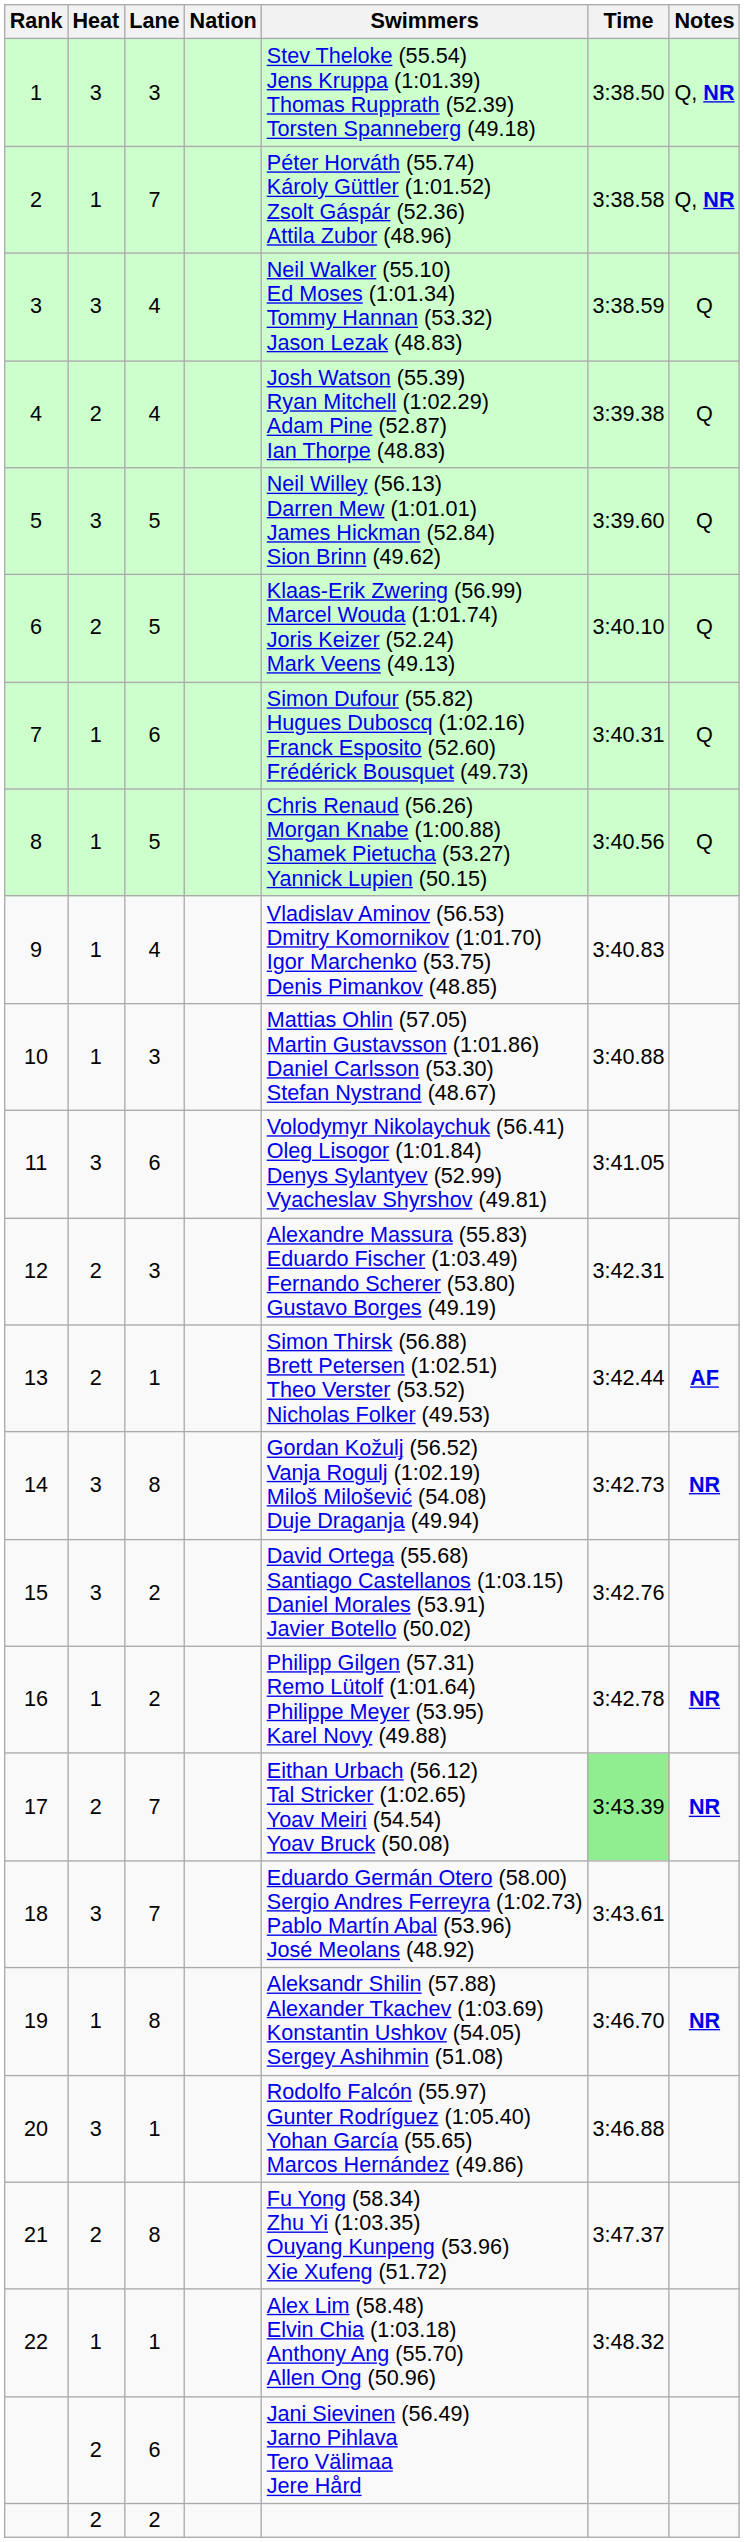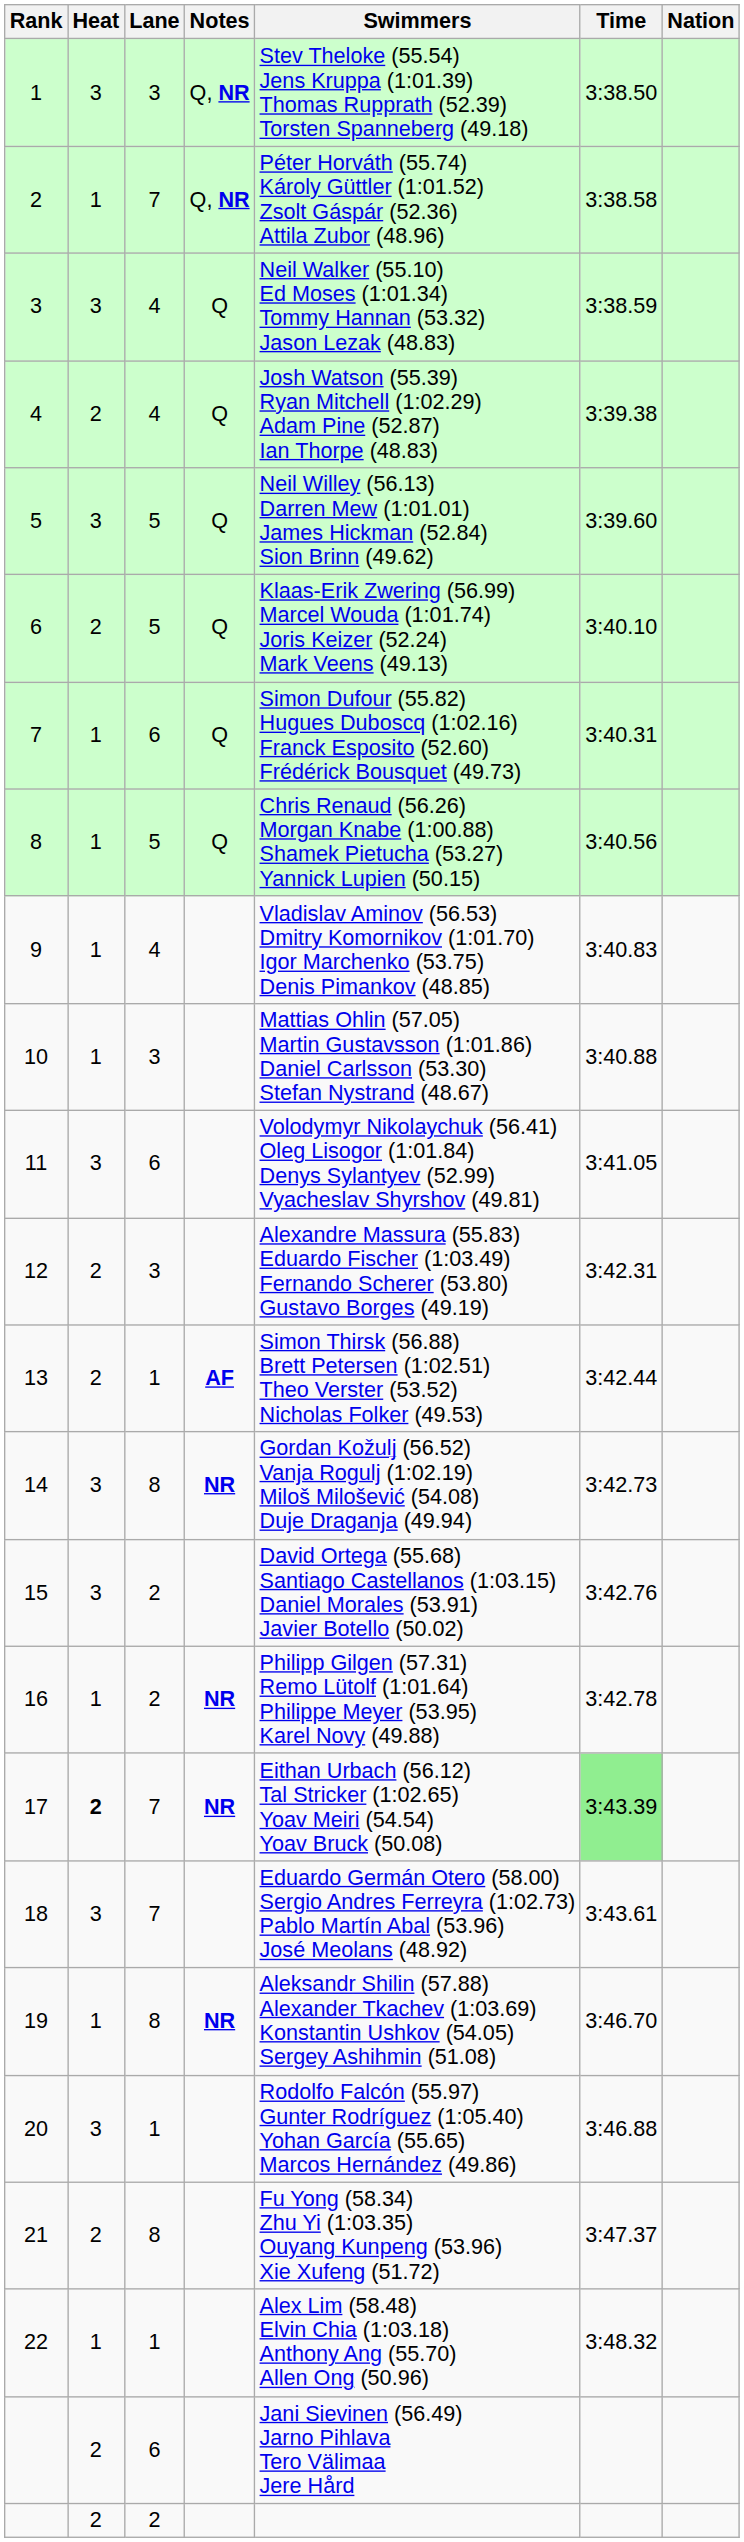columns swapped: (223, 21) <-> (704, 21)
(96, 1806) normal -> (96, 1806) bold
